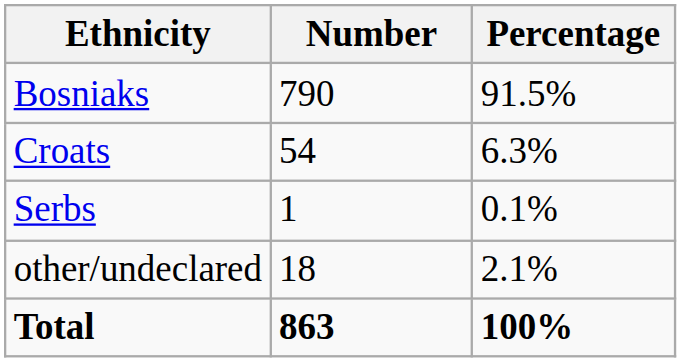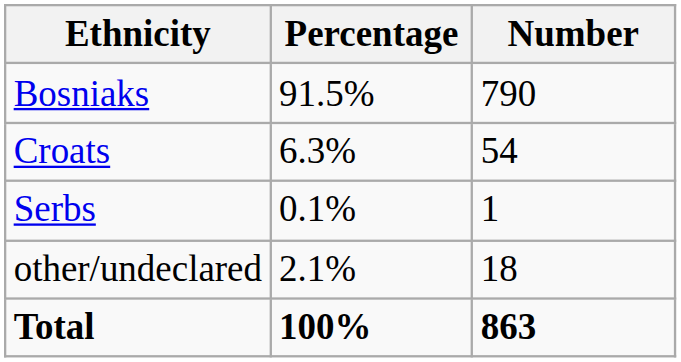columns swapped: (371, 33) <-> (573, 33)
